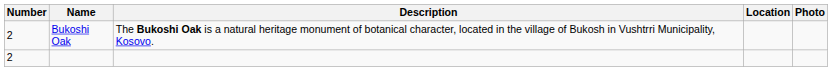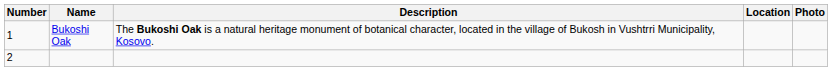(10, 35) 2 -> (10, 35) 1
